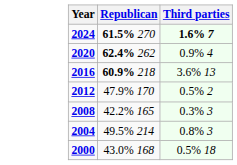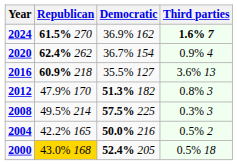+ column: (129, 14)
(196, 92) 0.5% 2 -> (196, 92) 0.8% 3
(129, 111) 42.2% 165 -> (66, 111) 49.5% 214
(129, 130) 49.5% 214 -> (66, 130) 42.2% 165
(196, 130) 0.8% 3 -> (196, 130) 0.5% 2
(129, 149) no background -> (66, 149) gold background
